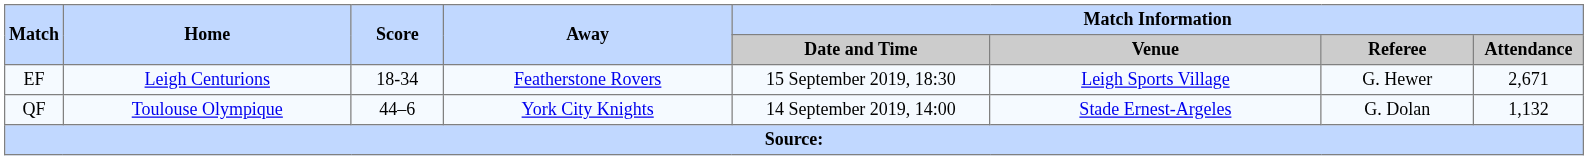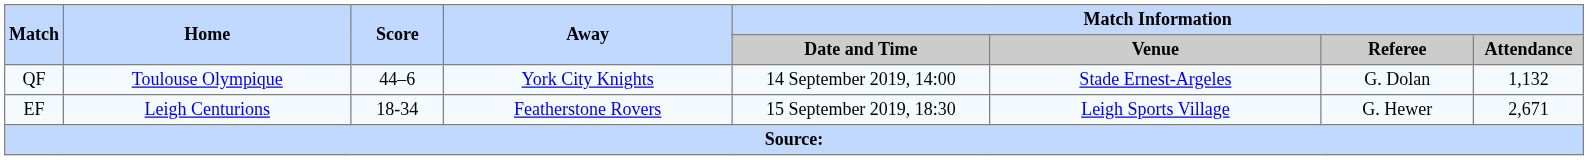rows swapped: (34, 109) <-> (34, 79)
